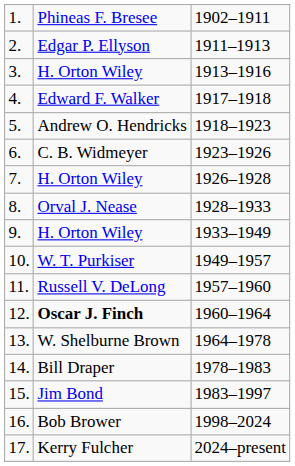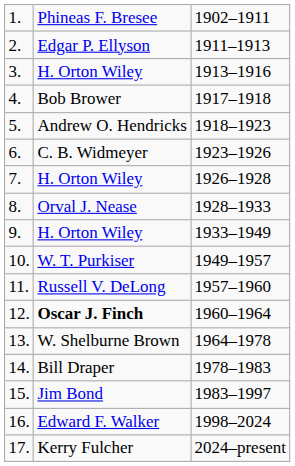(98, 98) Edward F. Walker -> (79, 98) Bob Brower
(79, 421) Bob Brower -> (98, 421) Edward F. Walker
